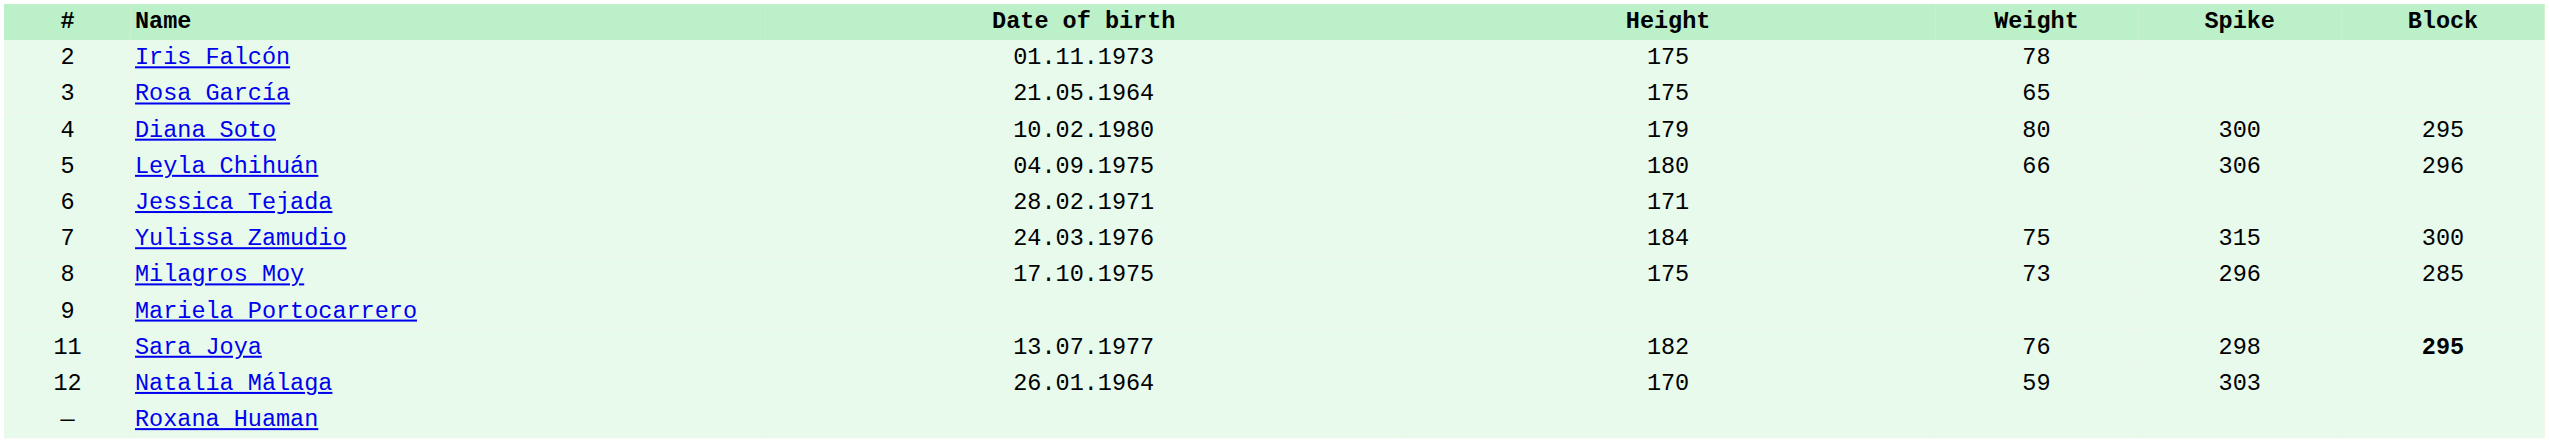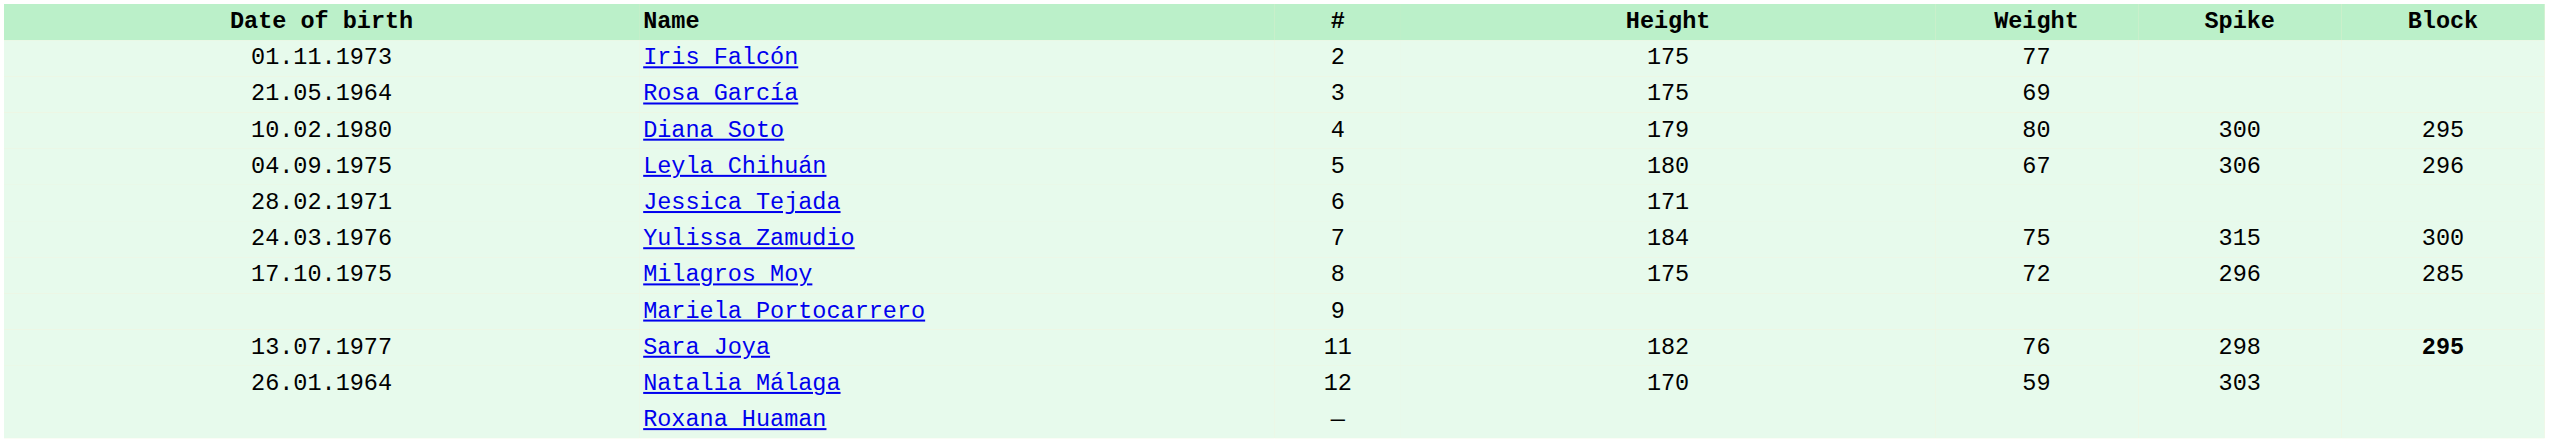columns swapped: (67, 22) <-> (1084, 22)
(2036, 58) 78 -> (2036, 58) 77
(2036, 94) 65 -> (2036, 94) 69
(2036, 167) 66 -> (2036, 167) 67
(2036, 275) 73 -> (2036, 275) 72
